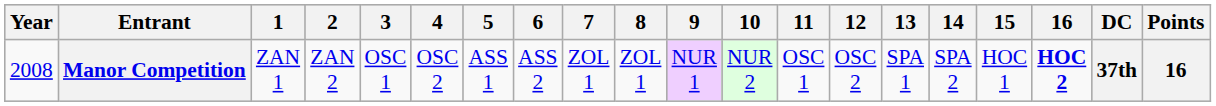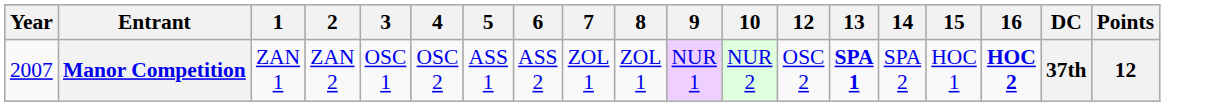- column: (804, 21)
(31, 69) 2008 -> (31, 69) 2007
(905, 69) normal -> (854, 69) bold
(1176, 69) 16 -> (1125, 69) 12
